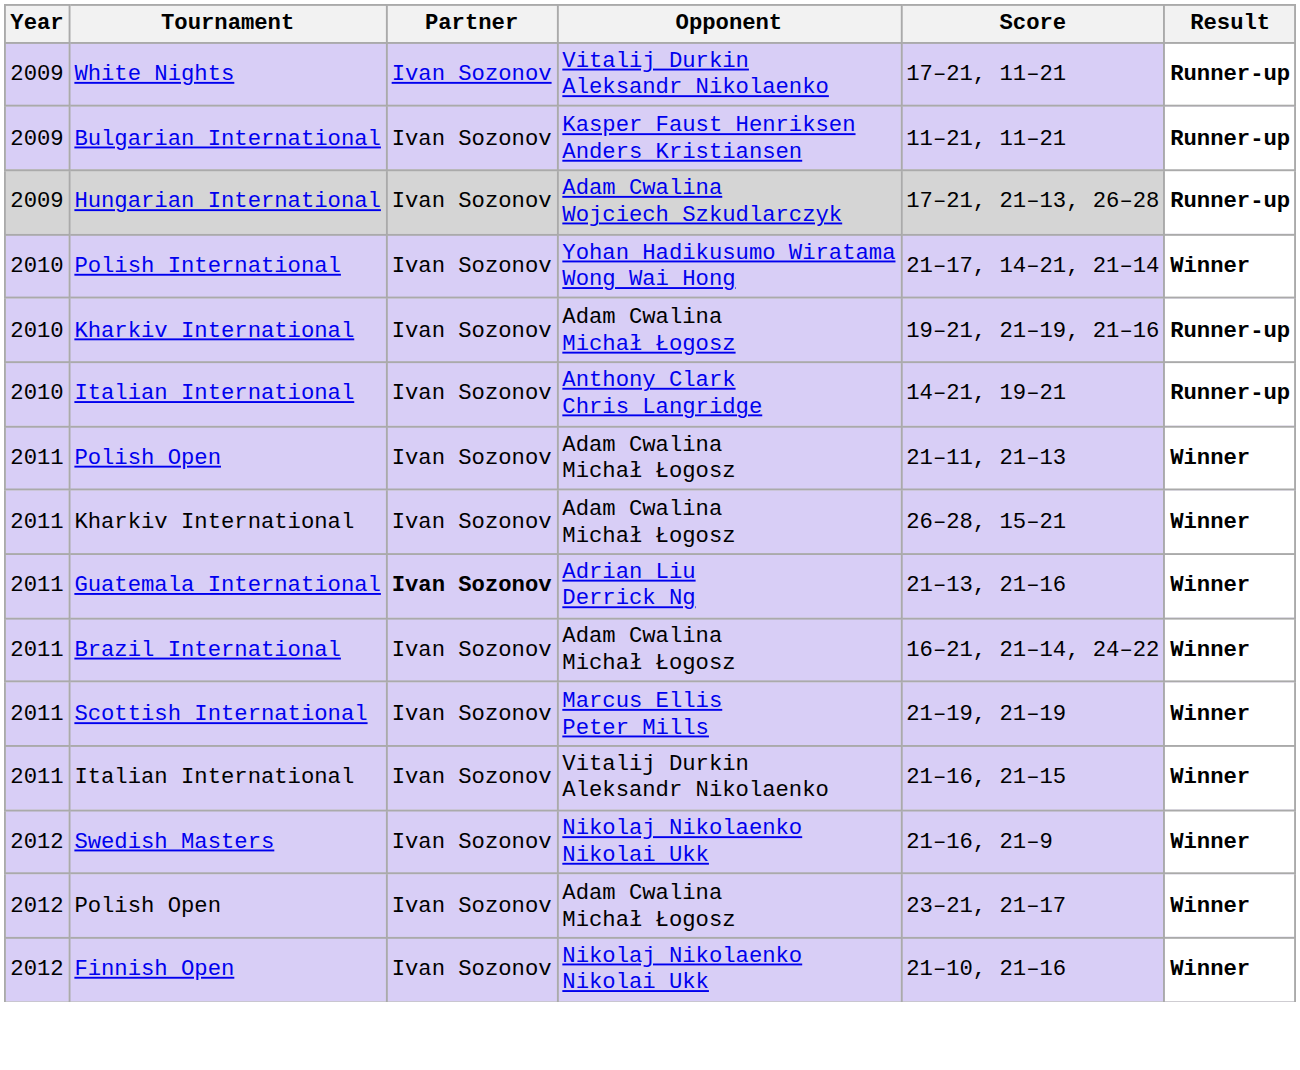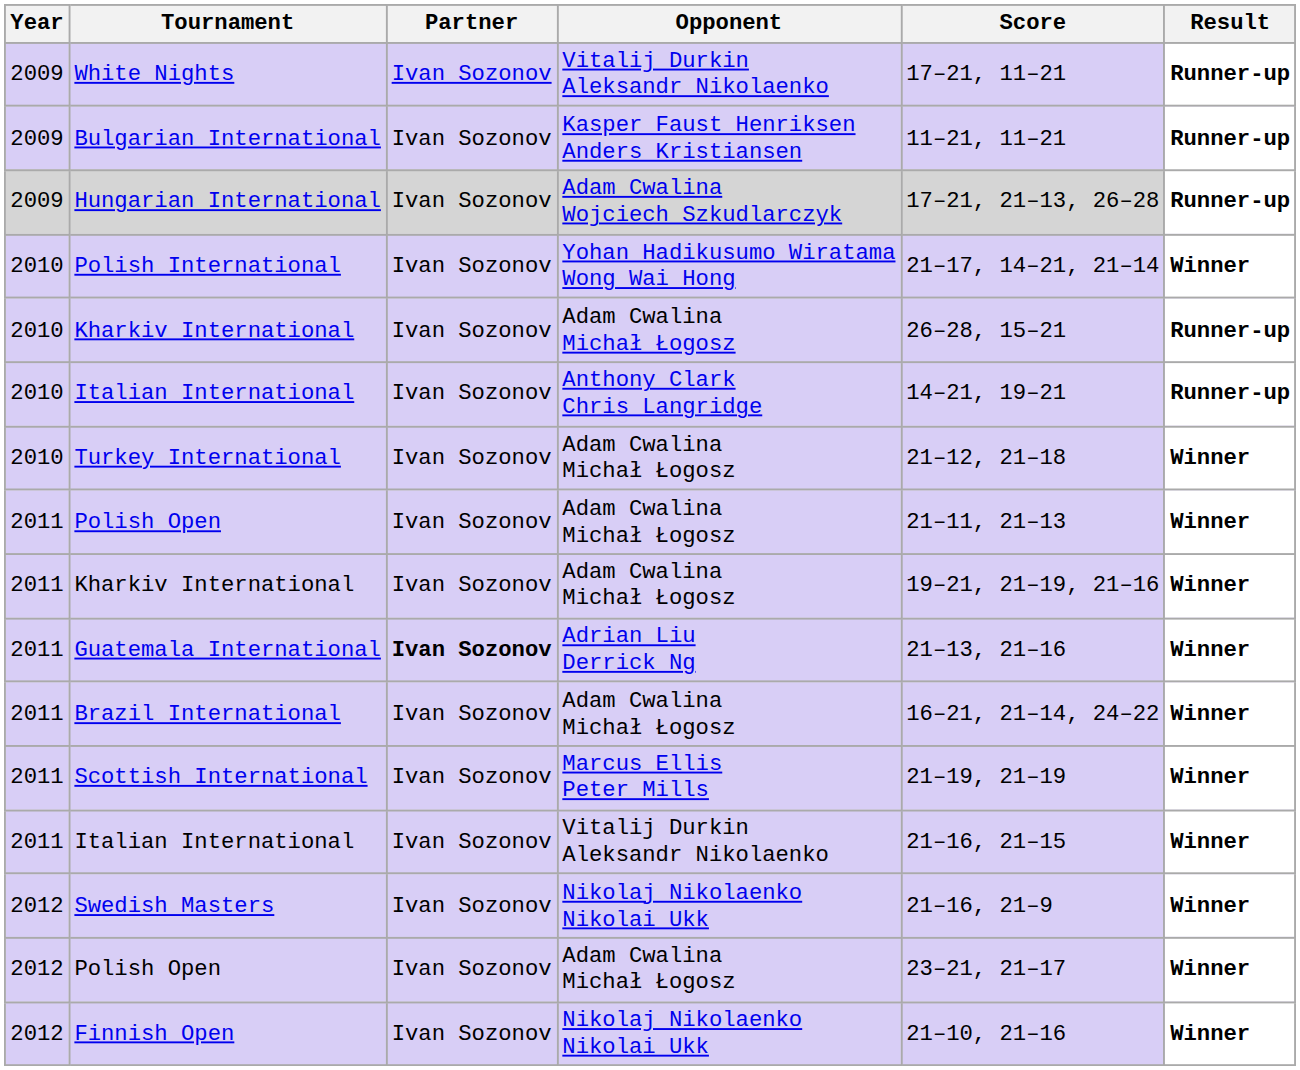(1033, 330) 19–21, 21–19, 21–16 -> (986, 330) 26–28, 15–21
+ row: (37, 458)
(986, 522) 26–28, 15–21 -> (1033, 586) 19–21, 21–19, 21–16
